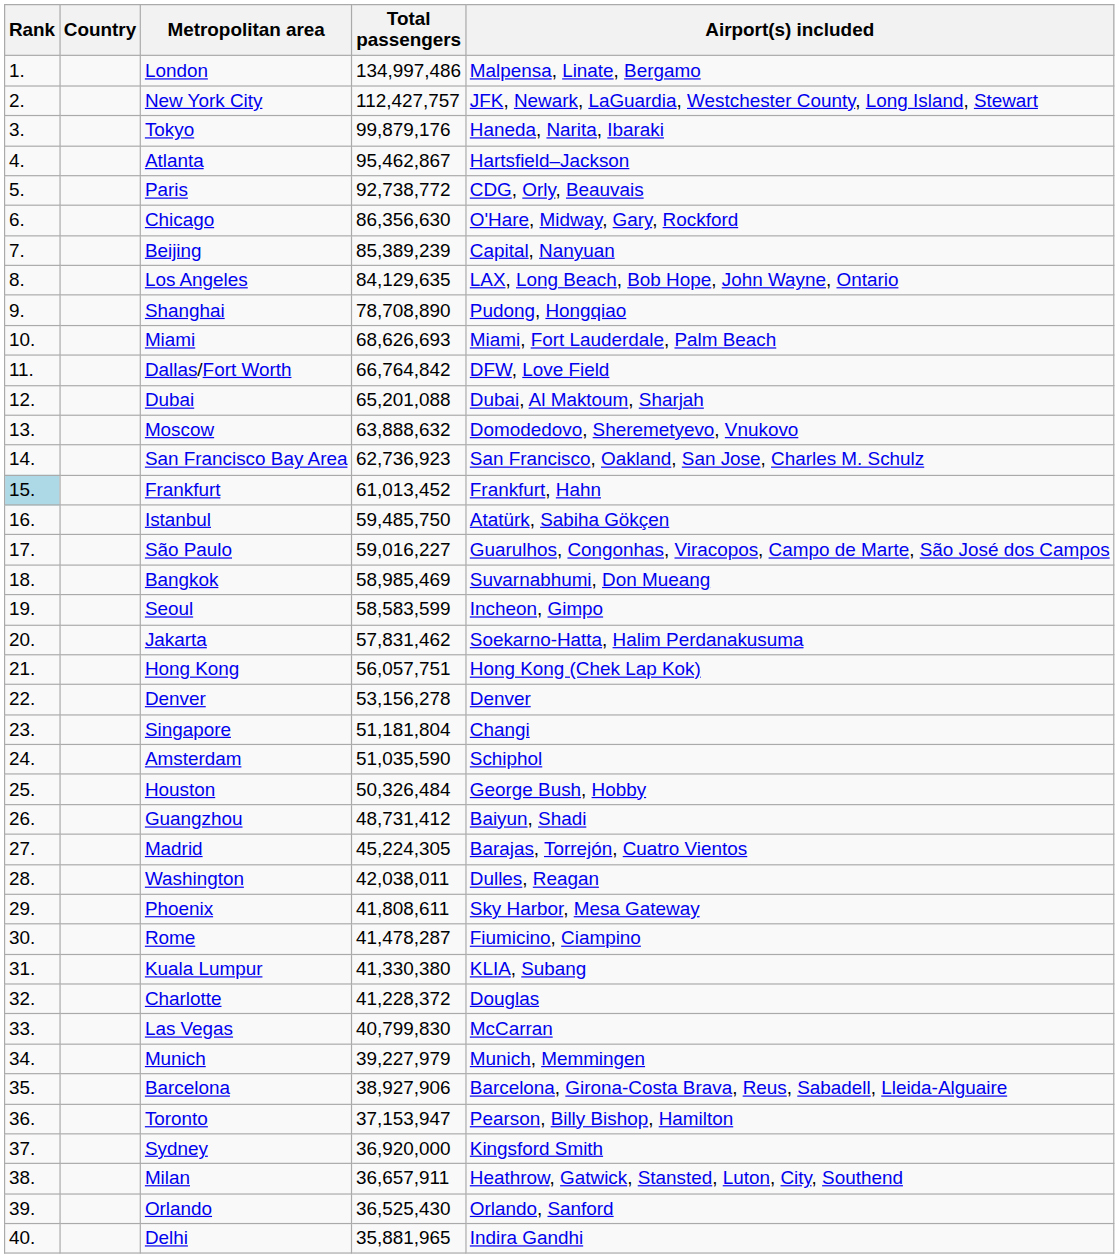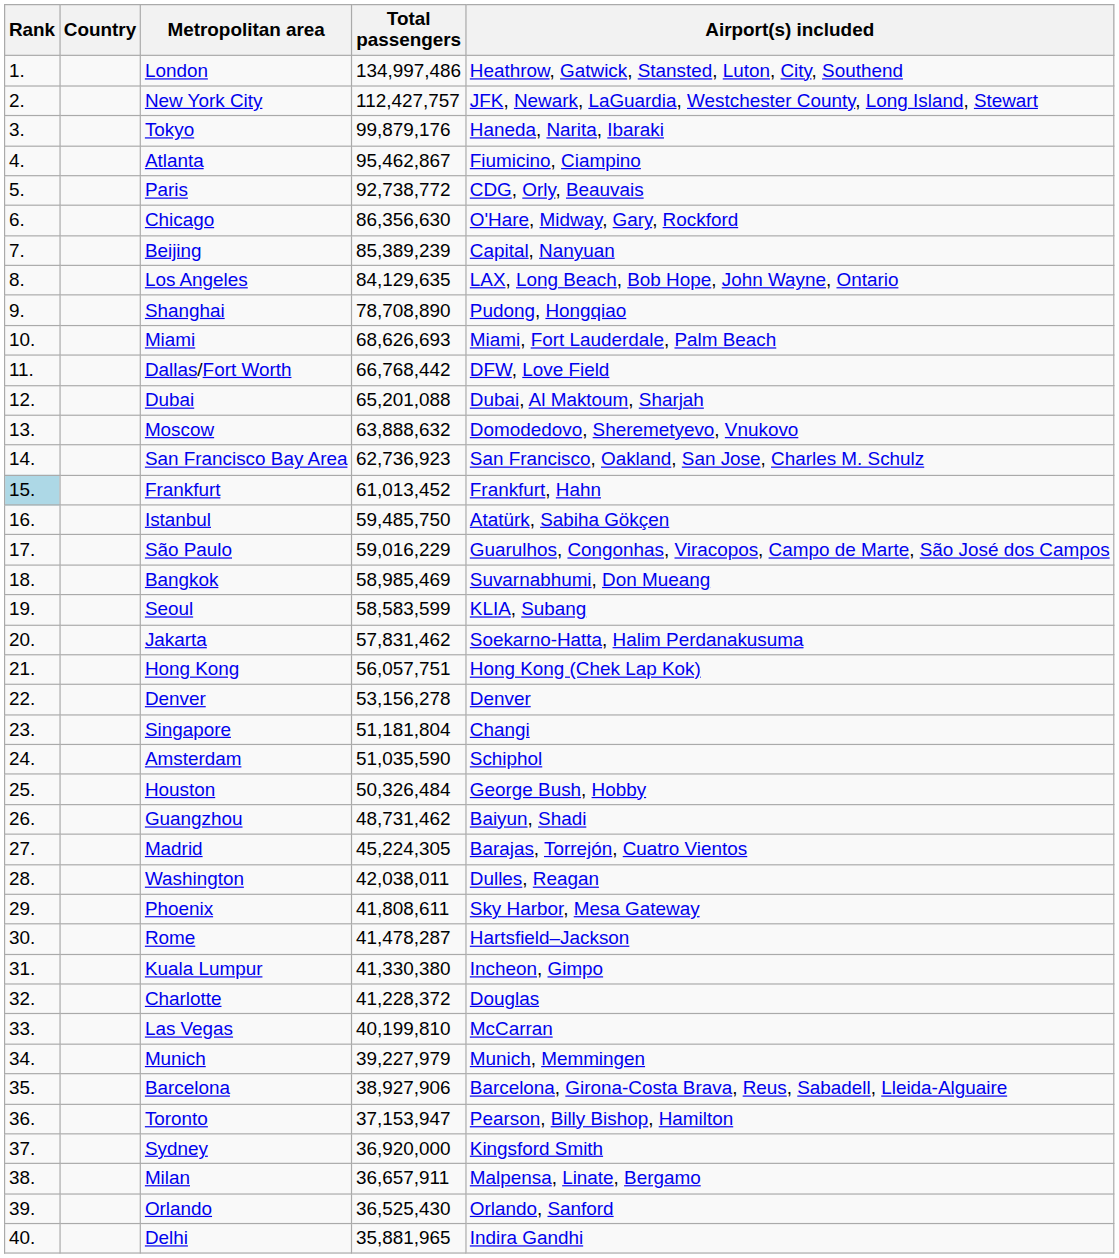(585, 70) Malpensa, Linate, Bergamo -> (686, 70) Heathrow, Gatwick, Stansted, Luton, City, Southend
(550, 160) Hartsfield–Jackson -> (555, 160) Fiumicino, Ciampino
(403, 370) 66,764,842 -> (403, 370) 66,768,442
(403, 549) 59,016,227 -> (403, 549) 59,016,229
(536, 609) Incheon, Gimpo -> (528, 609) KLIA, Subang
(403, 819) 48,731,412 -> (403, 819) 48,731,462
(555, 938) Fiumicino, Ciampino -> (550, 938) Hartsfield–Jackson
(528, 968) KLIA, Subang -> (536, 968) Incheon, Gimpo
(403, 1028) 40,799,830 -> (403, 1028) 40,199,810
(686, 1178) Heathrow, Gatwick, Stansted, Luton, City, Southend -> (585, 1178) Malpensa, Linate, Bergamo
